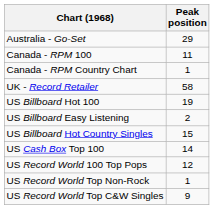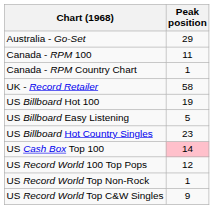(187, 117) 2 -> (187, 117) 5
(187, 133) 15 -> (187, 133) 23
(187, 149) no background -> (187, 149) pink background
